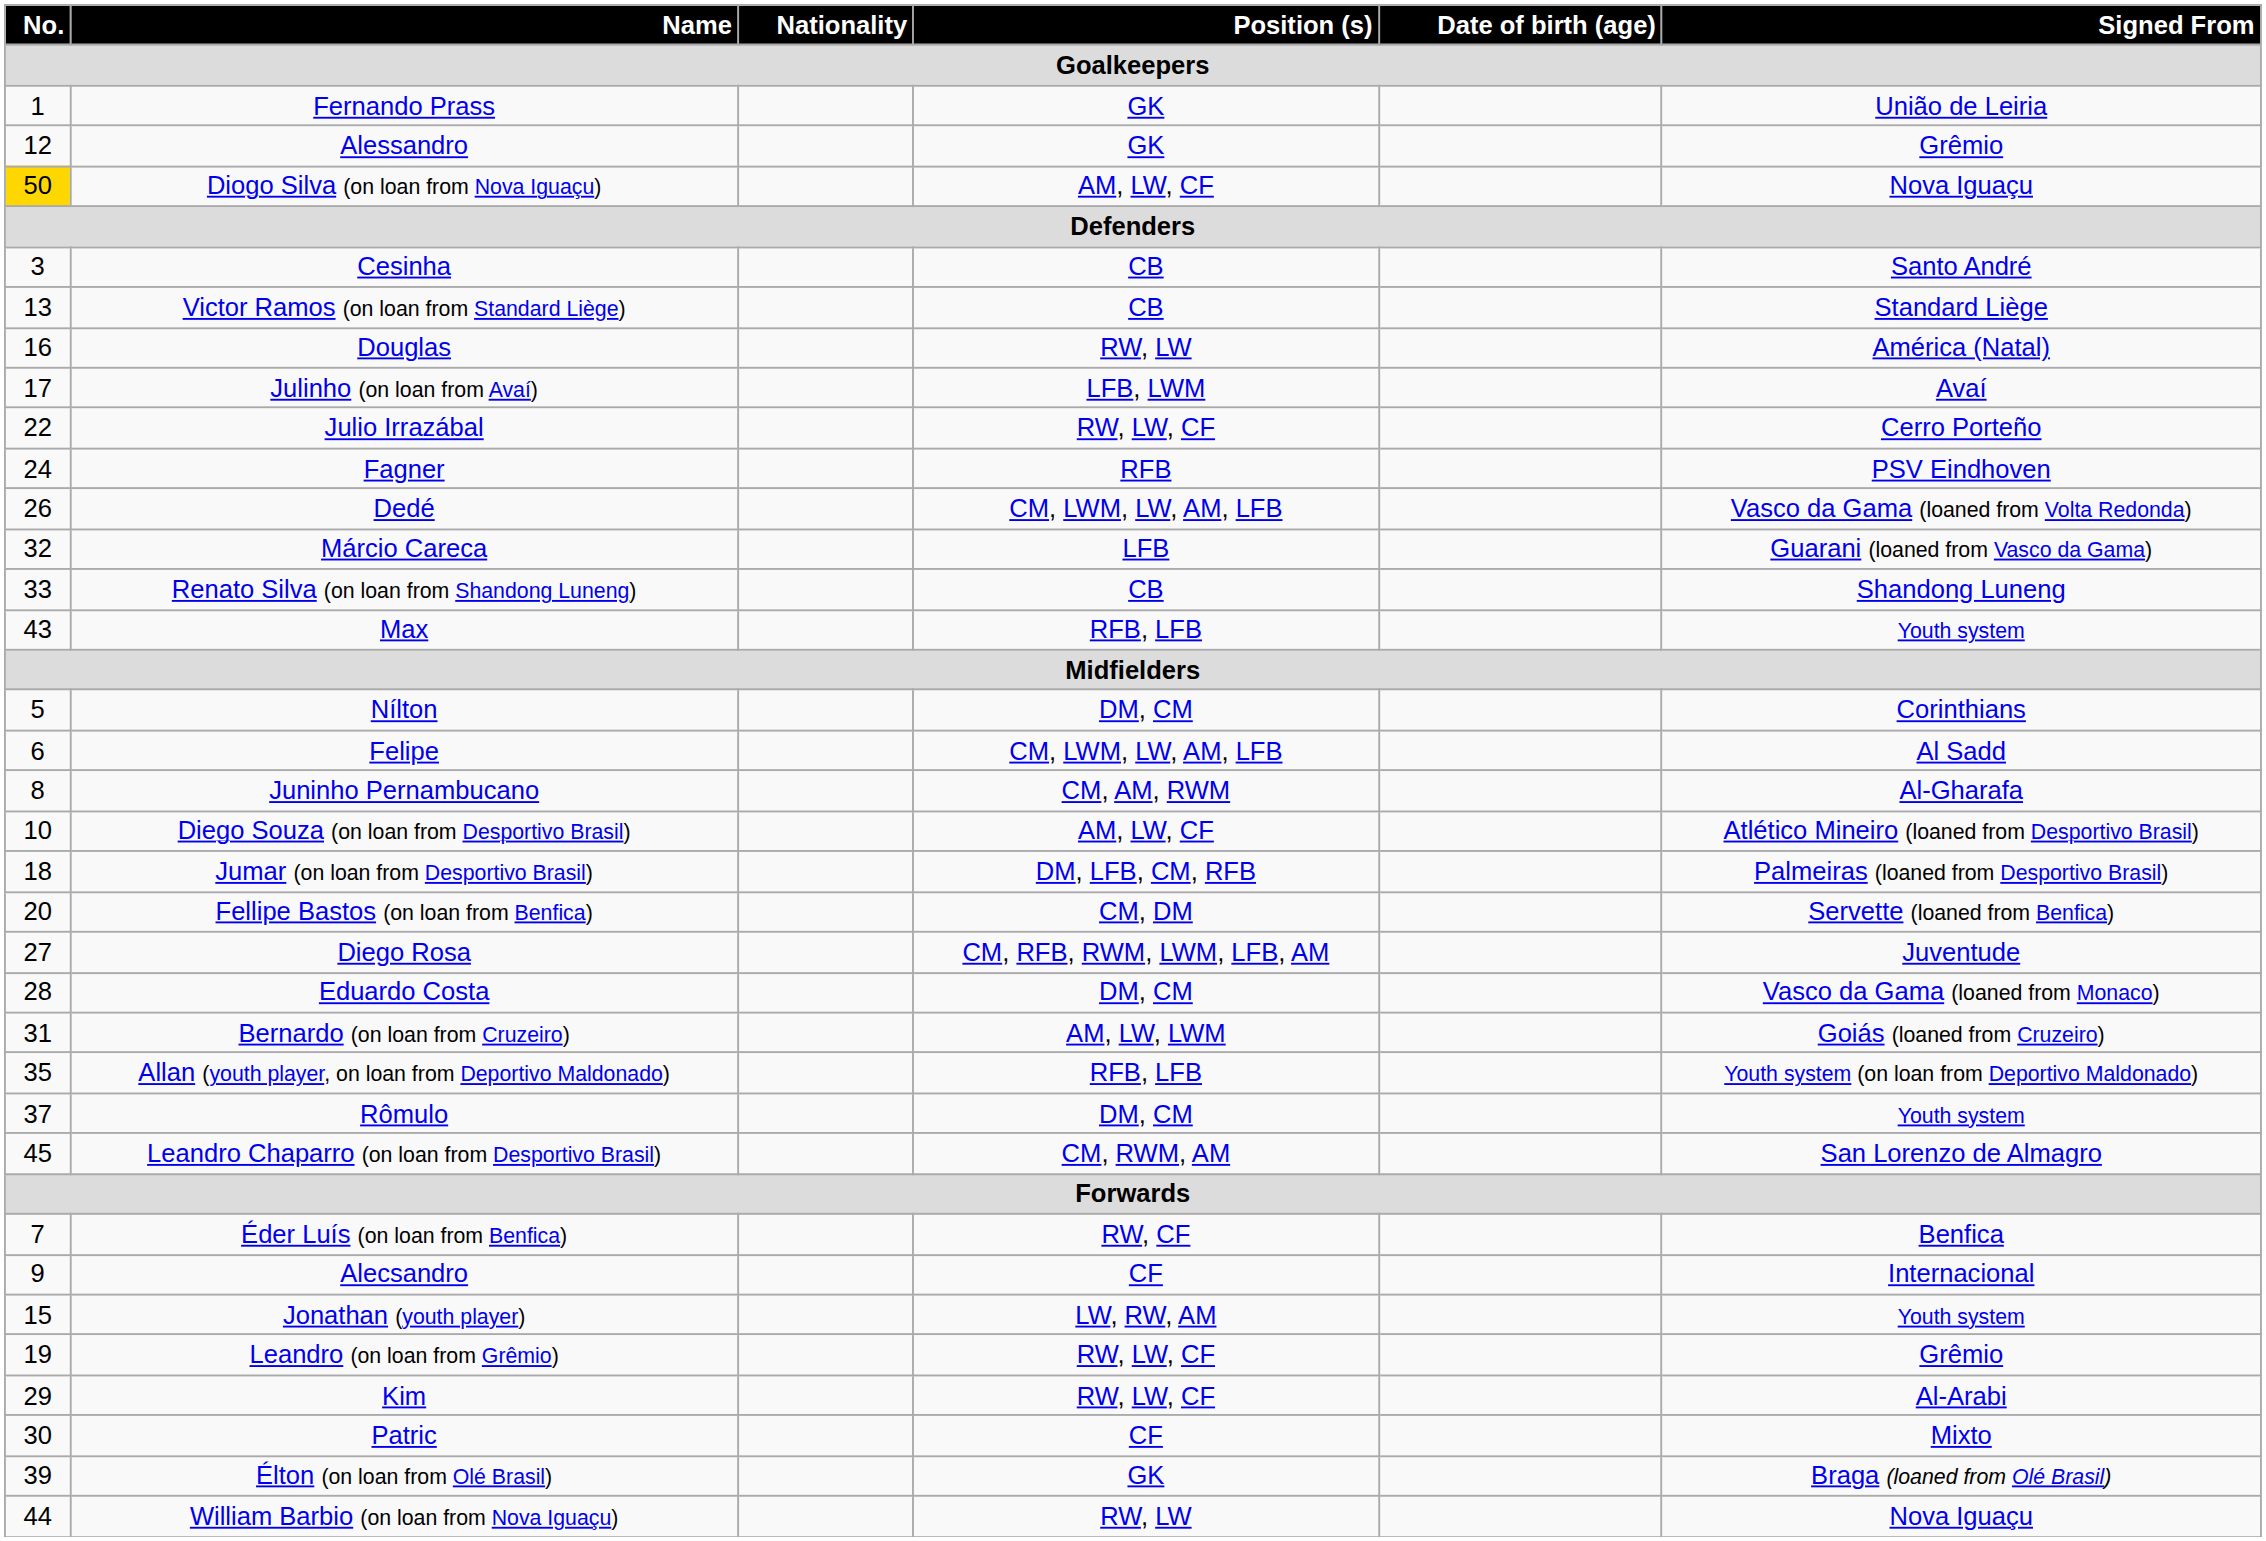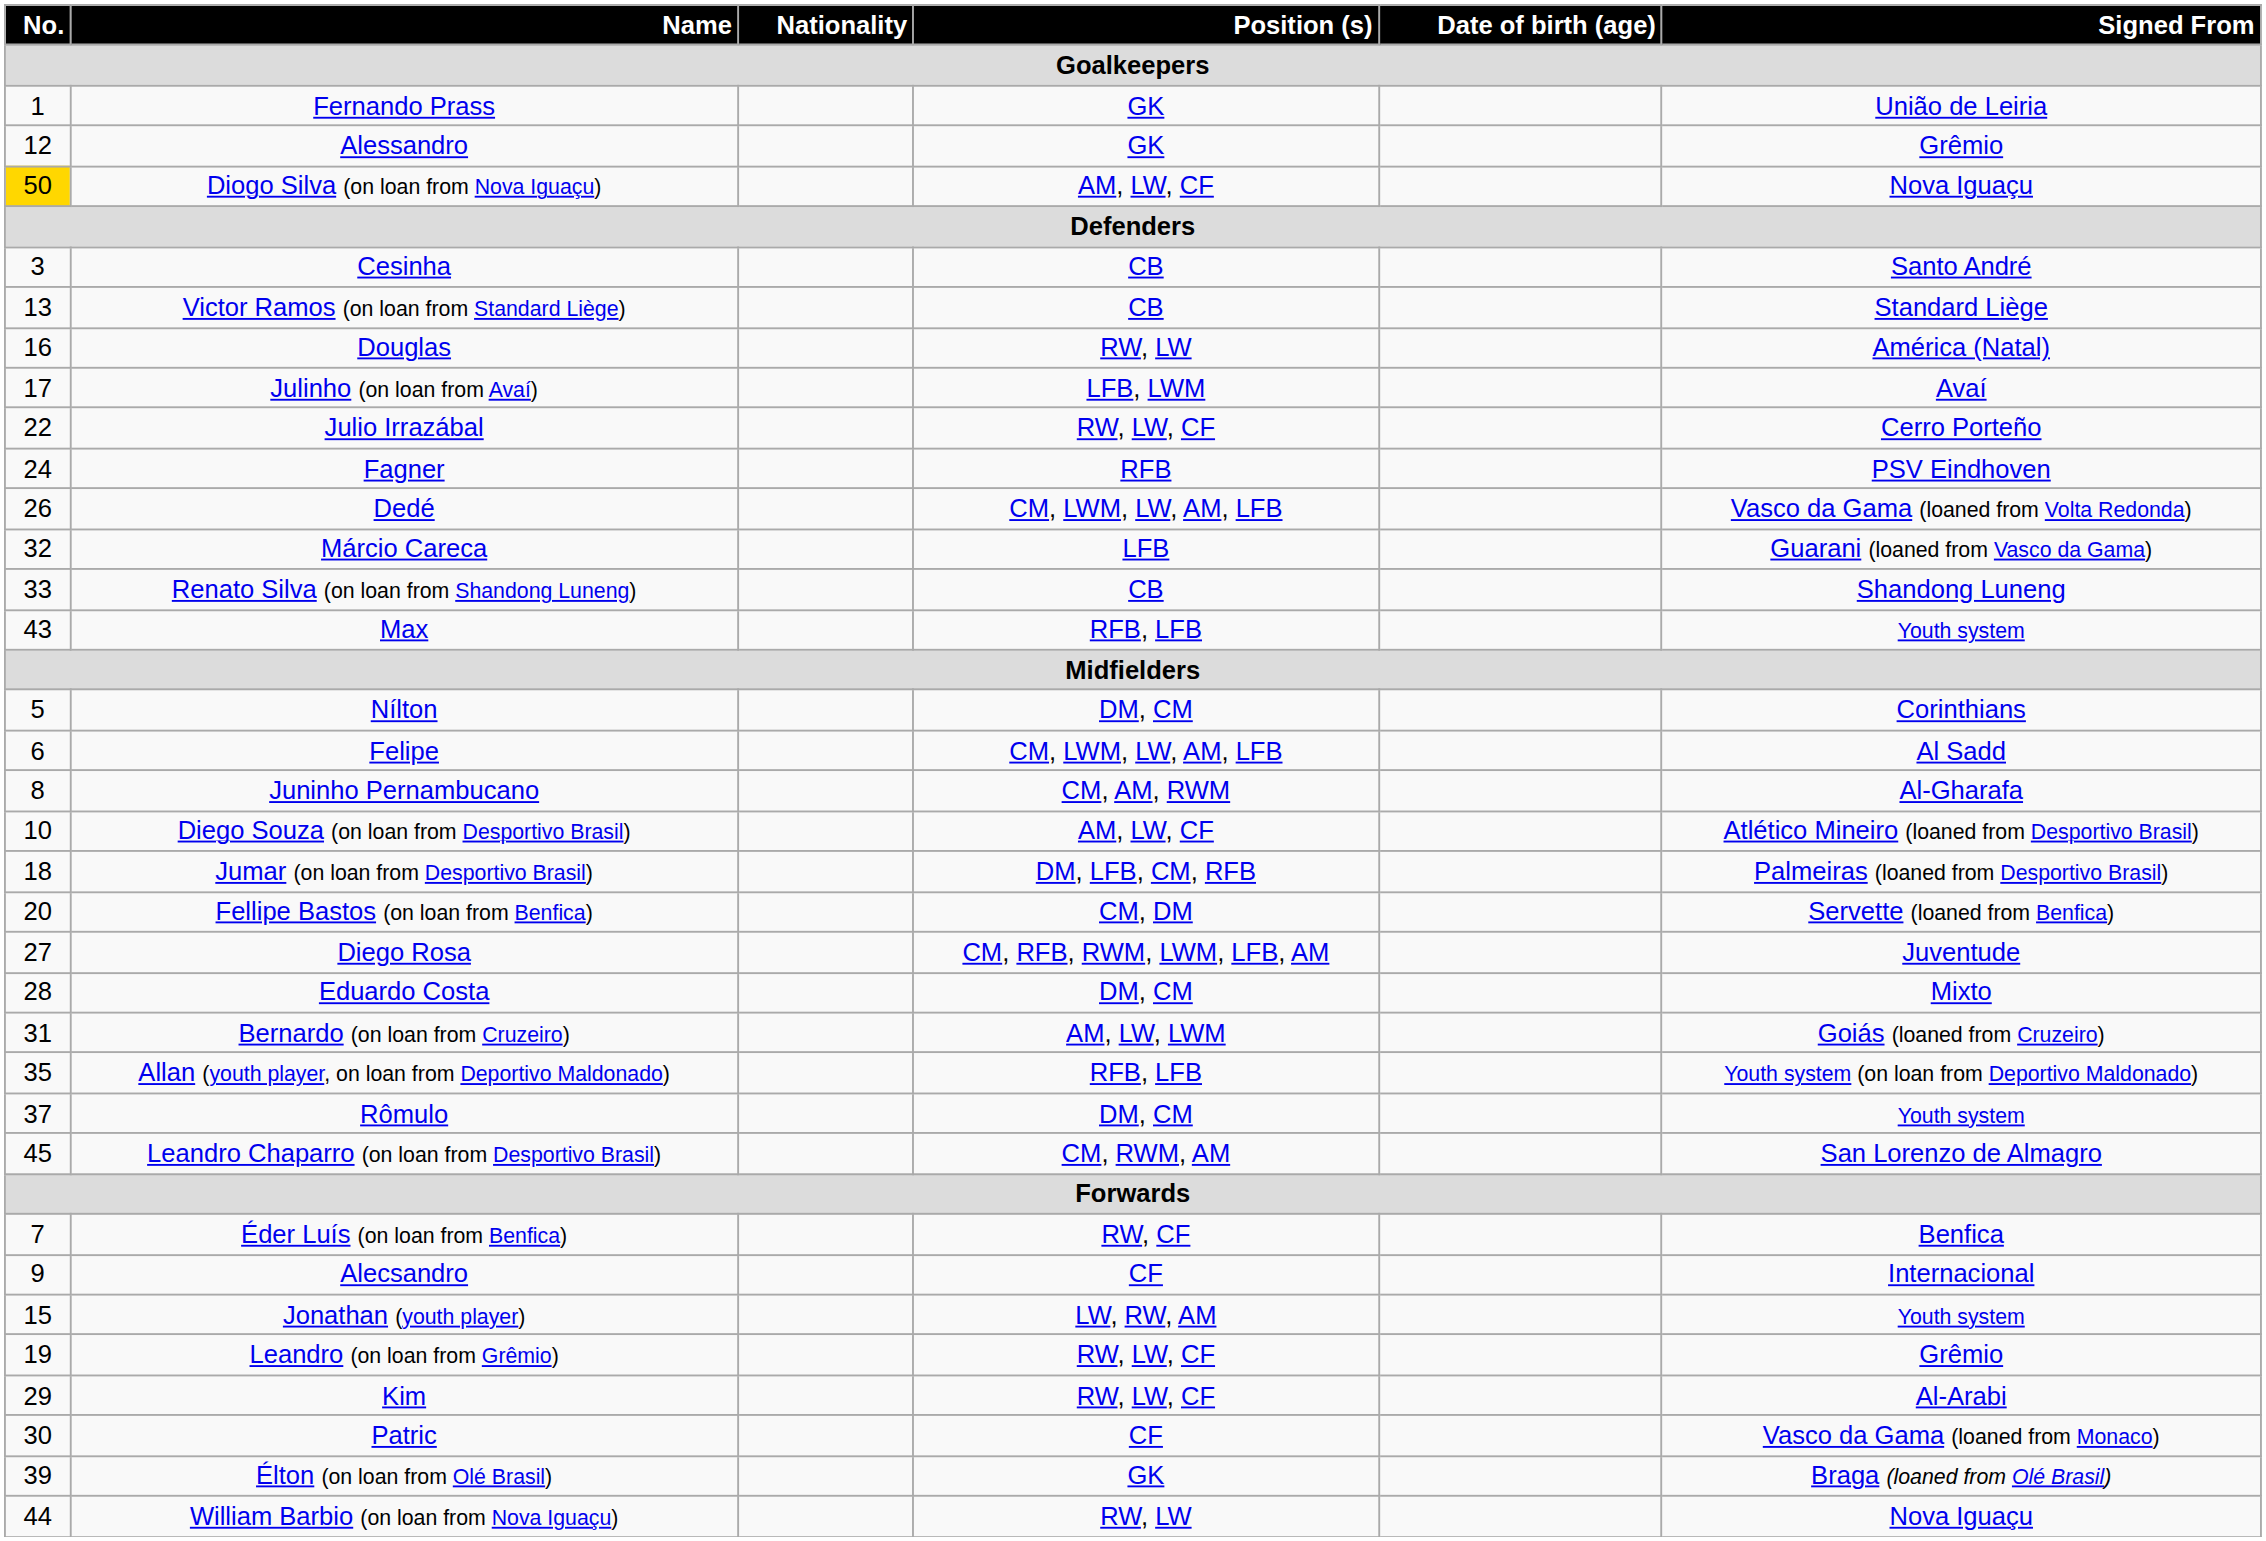(1961, 992) Vasco da Gama (loaned from Monaco) -> (1961, 992) Mixto
(1961, 1435) Mixto -> (1961, 1435) Vasco da Gama (loaned from Monaco)
